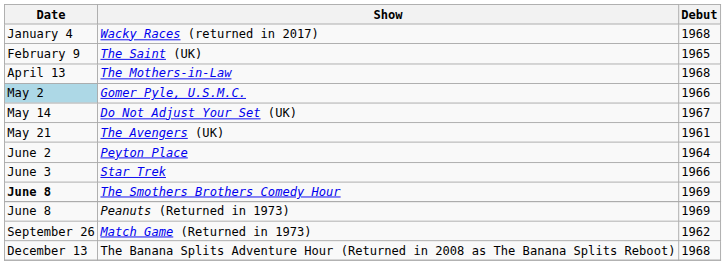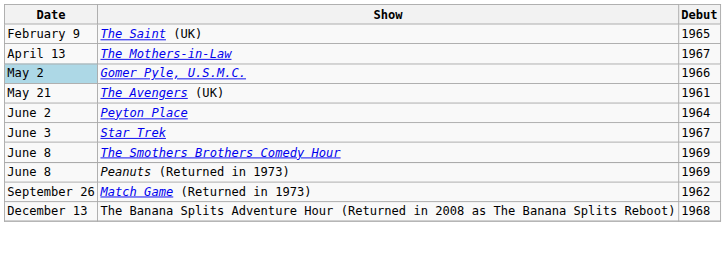- row: (210, 34)
(696, 73) 1968 -> (696, 54) 1967
- row: (199, 113)
(696, 172) 1966 -> (696, 133) 1967
(29, 192) bold -> (29, 152) normal
